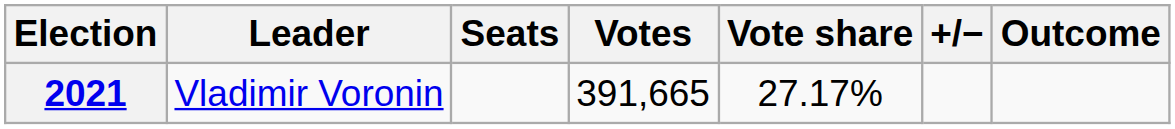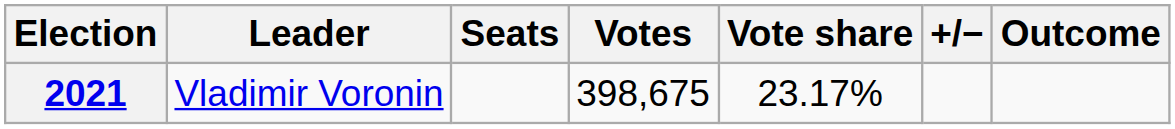(643, 92) 391,665 -> (643, 92) 398,675
(820, 92) 27.17% -> (820, 92) 23.17%
